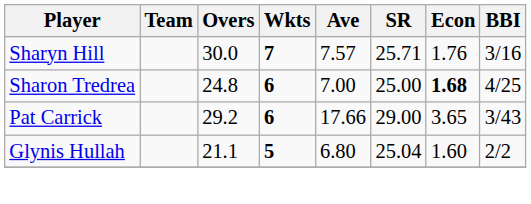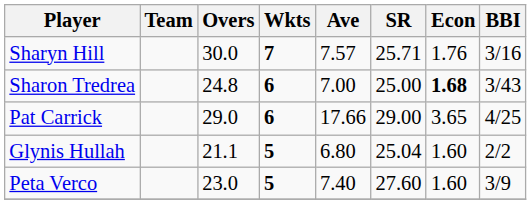(503, 85) 4/25 -> (503, 85) 3/43
(220, 118) 29.2 -> (220, 118) 29.0
(503, 118) 3/43 -> (503, 118) 4/25
+ row: (53, 183)
